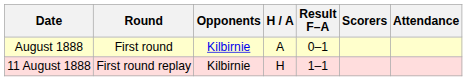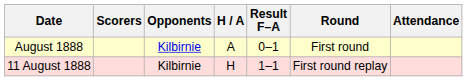columns swapped: (144, 20) <-> (365, 20)
